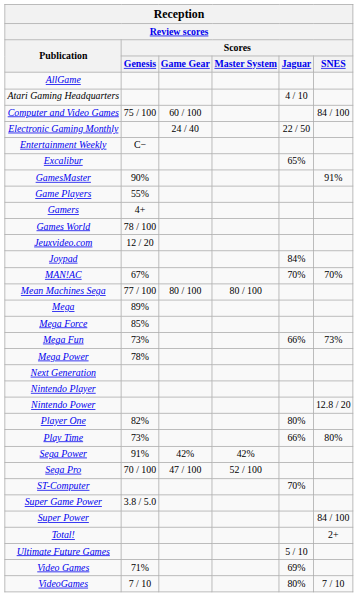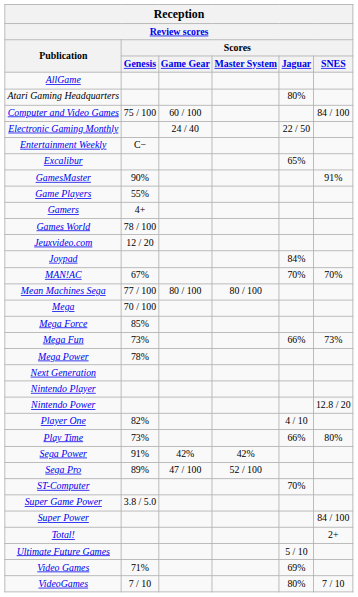(296, 96) 4 / 10 -> (296, 96) 80%
(140, 308) 89% -> (140, 308) 70 / 100
(296, 421) 80% -> (296, 421) 4 / 10
(140, 470) 70 / 100 -> (140, 470) 89%
